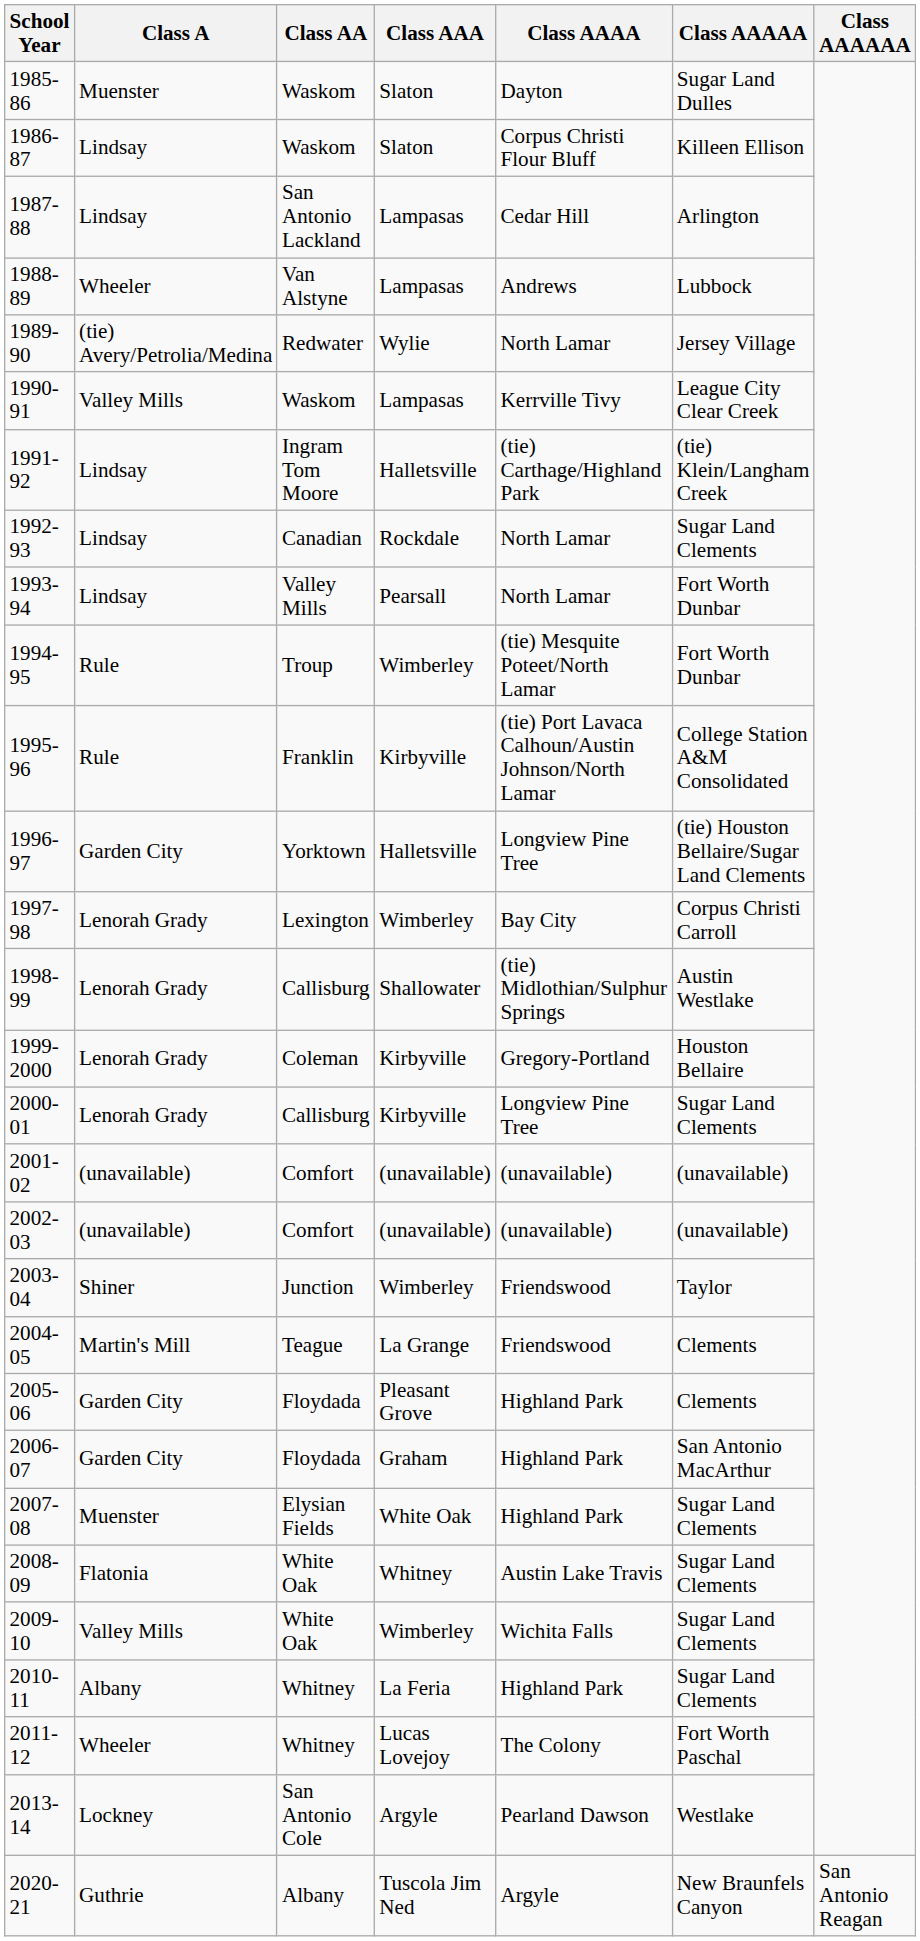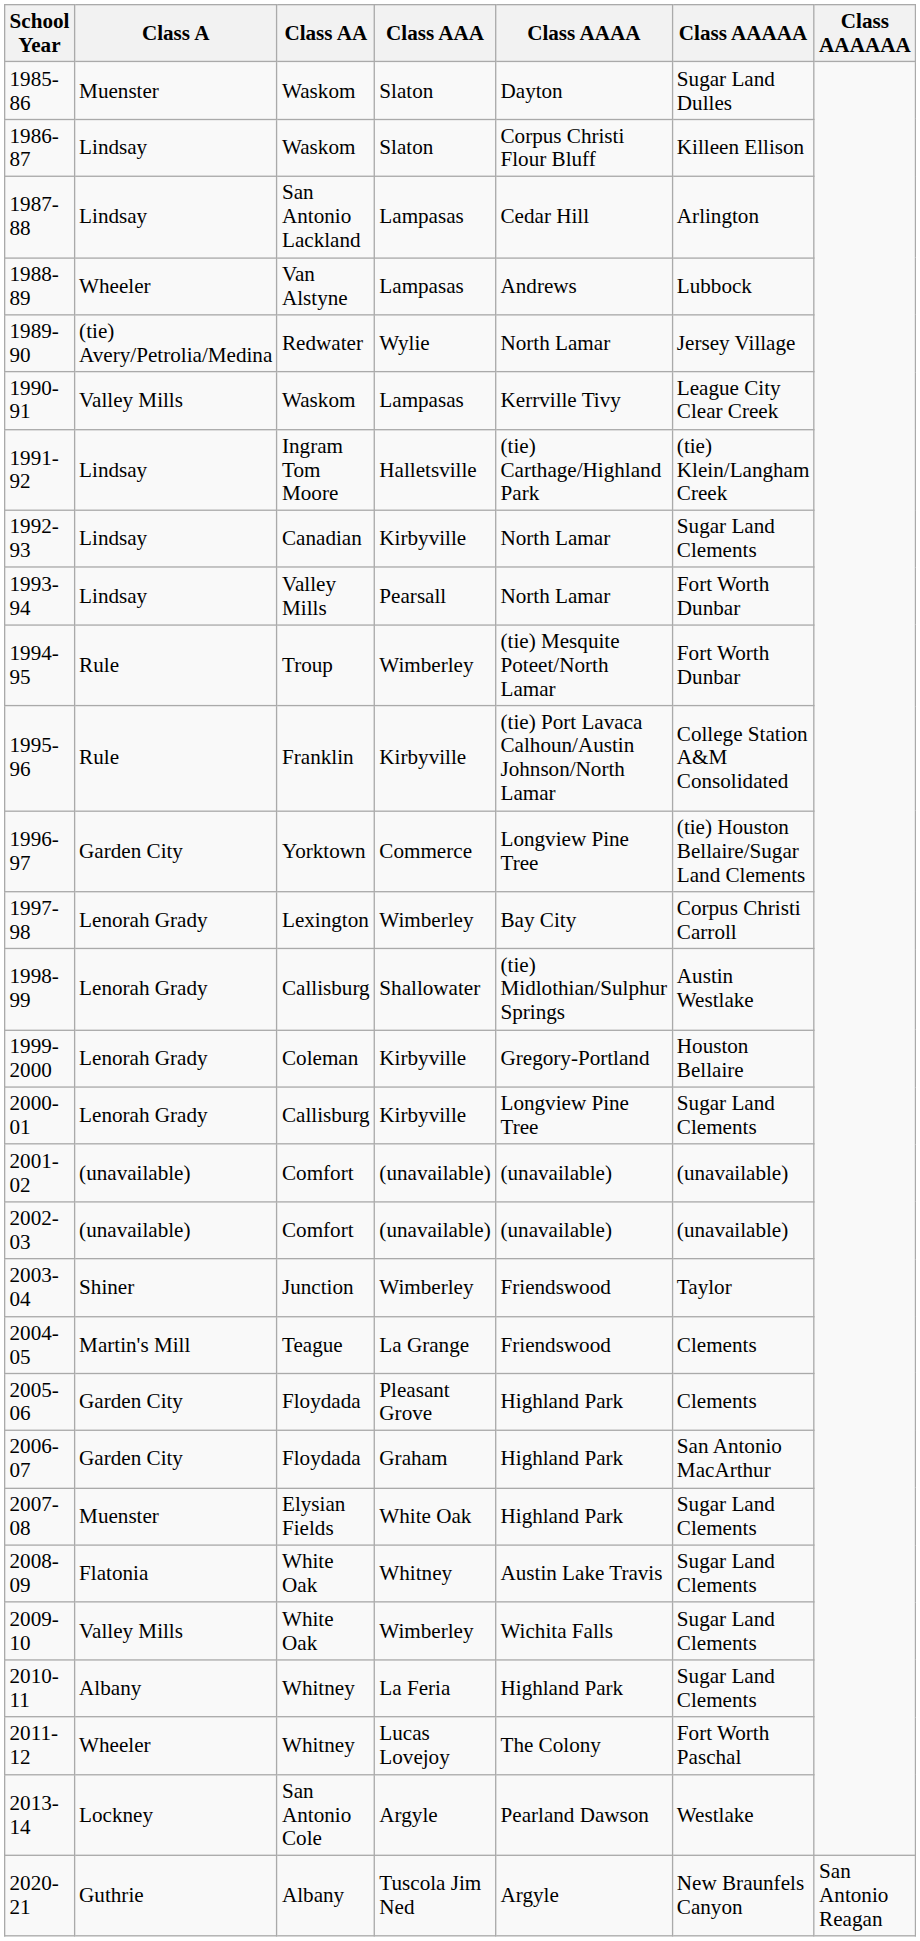(419, 538) Rockdale -> (423, 538) Kirbyville
(428, 850) Halletsville -> (426, 850) Commerce
